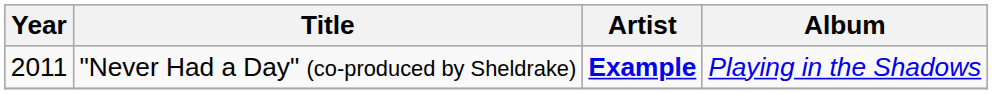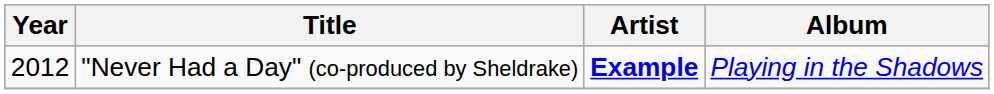(39, 66) 2011 -> (40, 66) 2012
